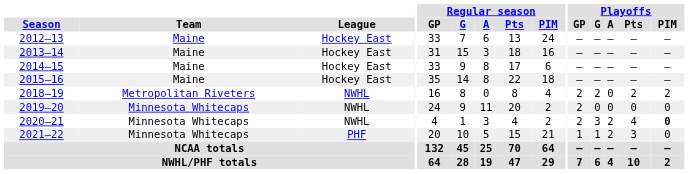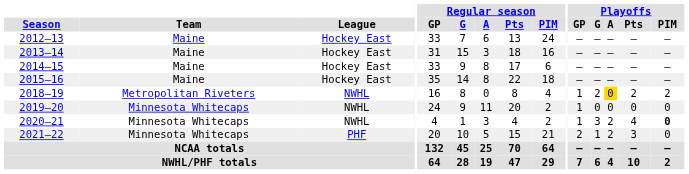(579, 94) 2 -> (579, 94) 1
(610, 94) no background -> (610, 94) gold background
(579, 107) 2 -> (579, 107) 1
(579, 121) 2 -> (579, 121) 1
(579, 135) 1 -> (579, 135) 2
